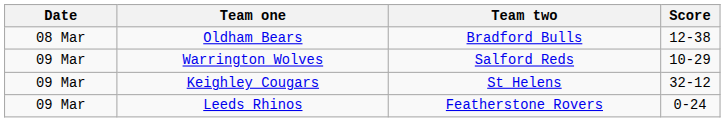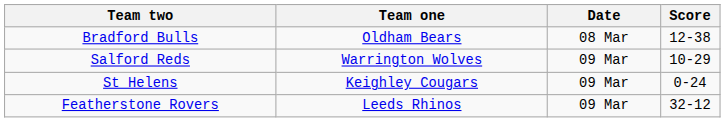columns swapped: (61, 16) <-> (524, 16)
(690, 83) 32-12 -> (690, 83) 0-24
(690, 106) 0-24 -> (690, 106) 32-12
